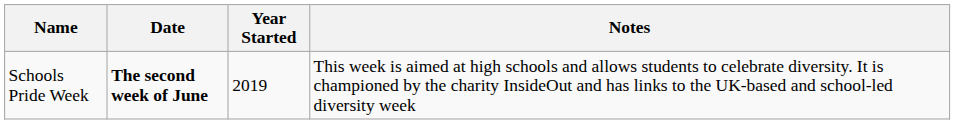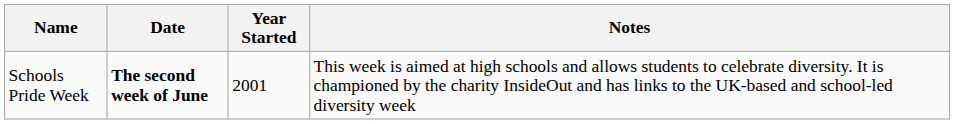(250, 85) 2019 -> (250, 85) 2001
